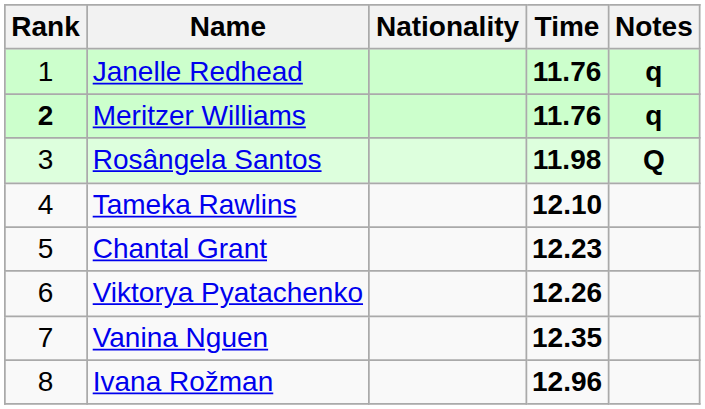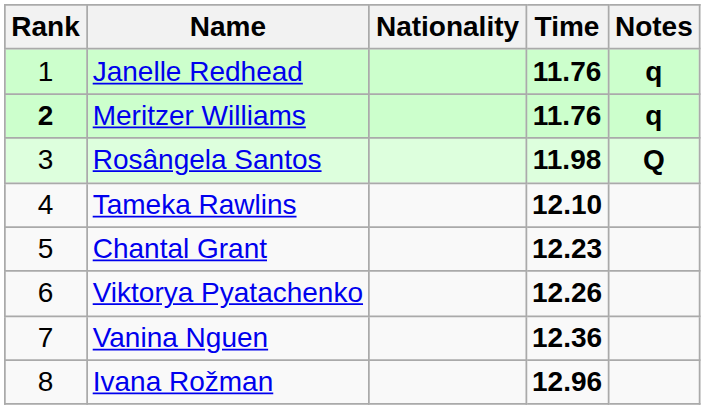(567, 337) 12.35 -> (567, 337) 12.36
